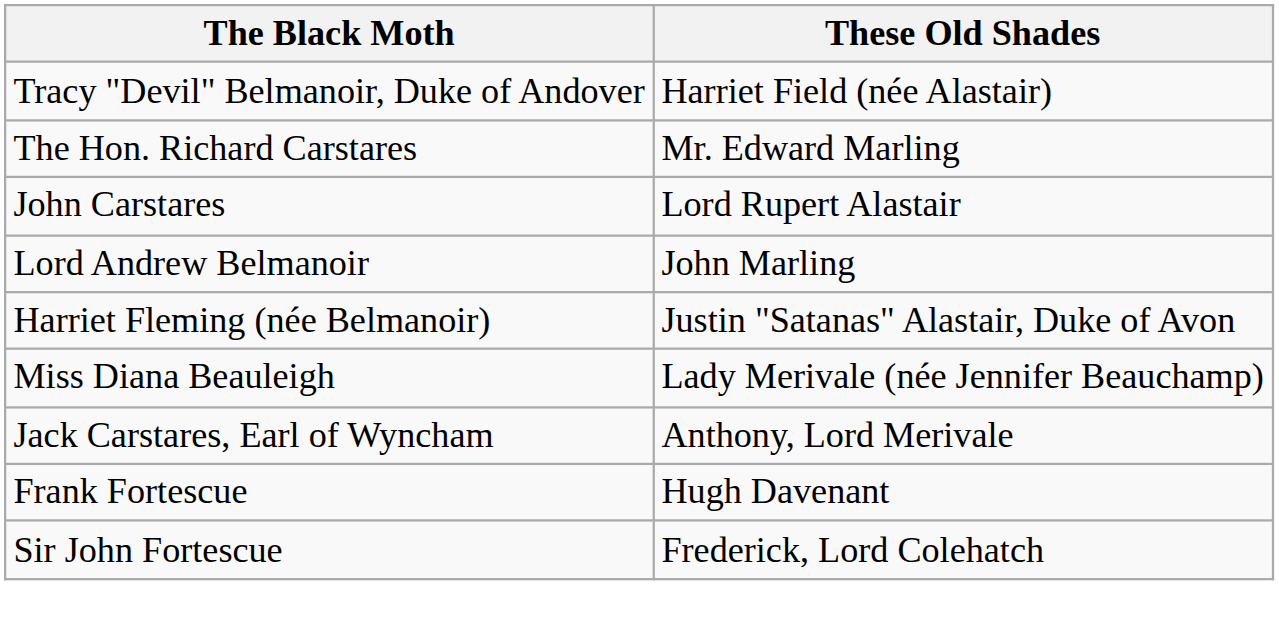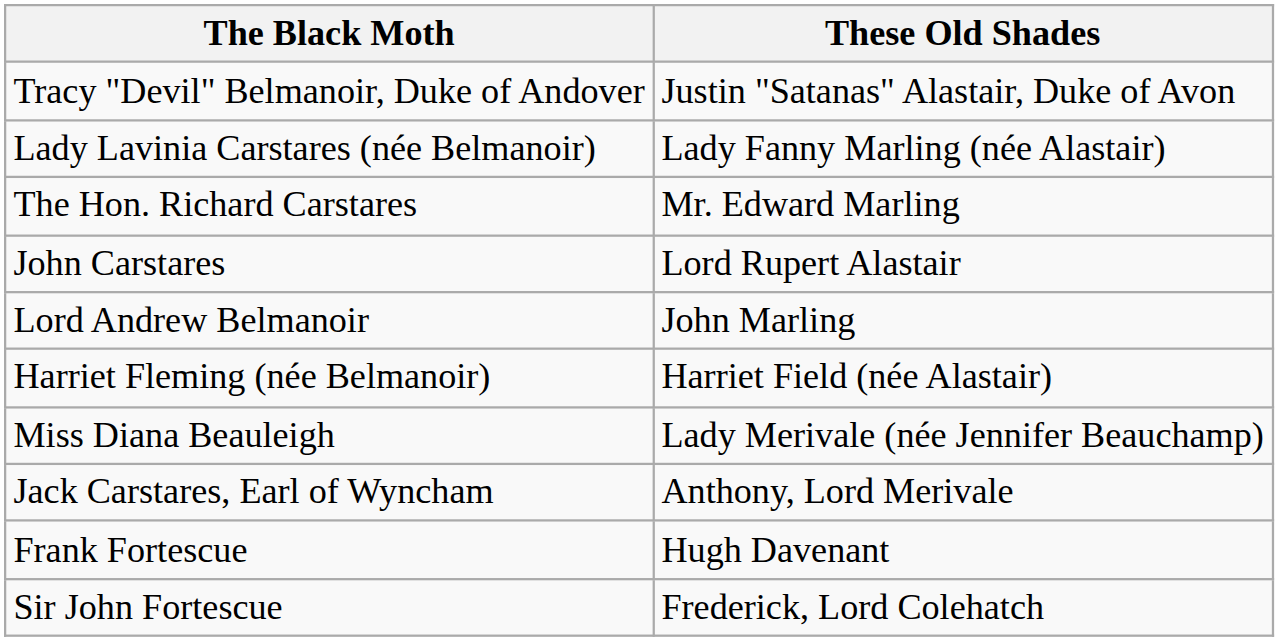(857, 90) Harriet Field (née Alastair) -> (948, 90) Justin "Satanas" Alastair, Duke of Avon
+ row: (305, 147)
(948, 319) Justin "Satanas" Alastair, Duke of Avon -> (857, 377) Harriet Field (née Alastair)
